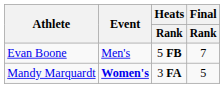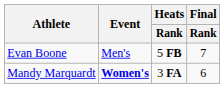(203, 73) 5 -> (203, 73) 6
